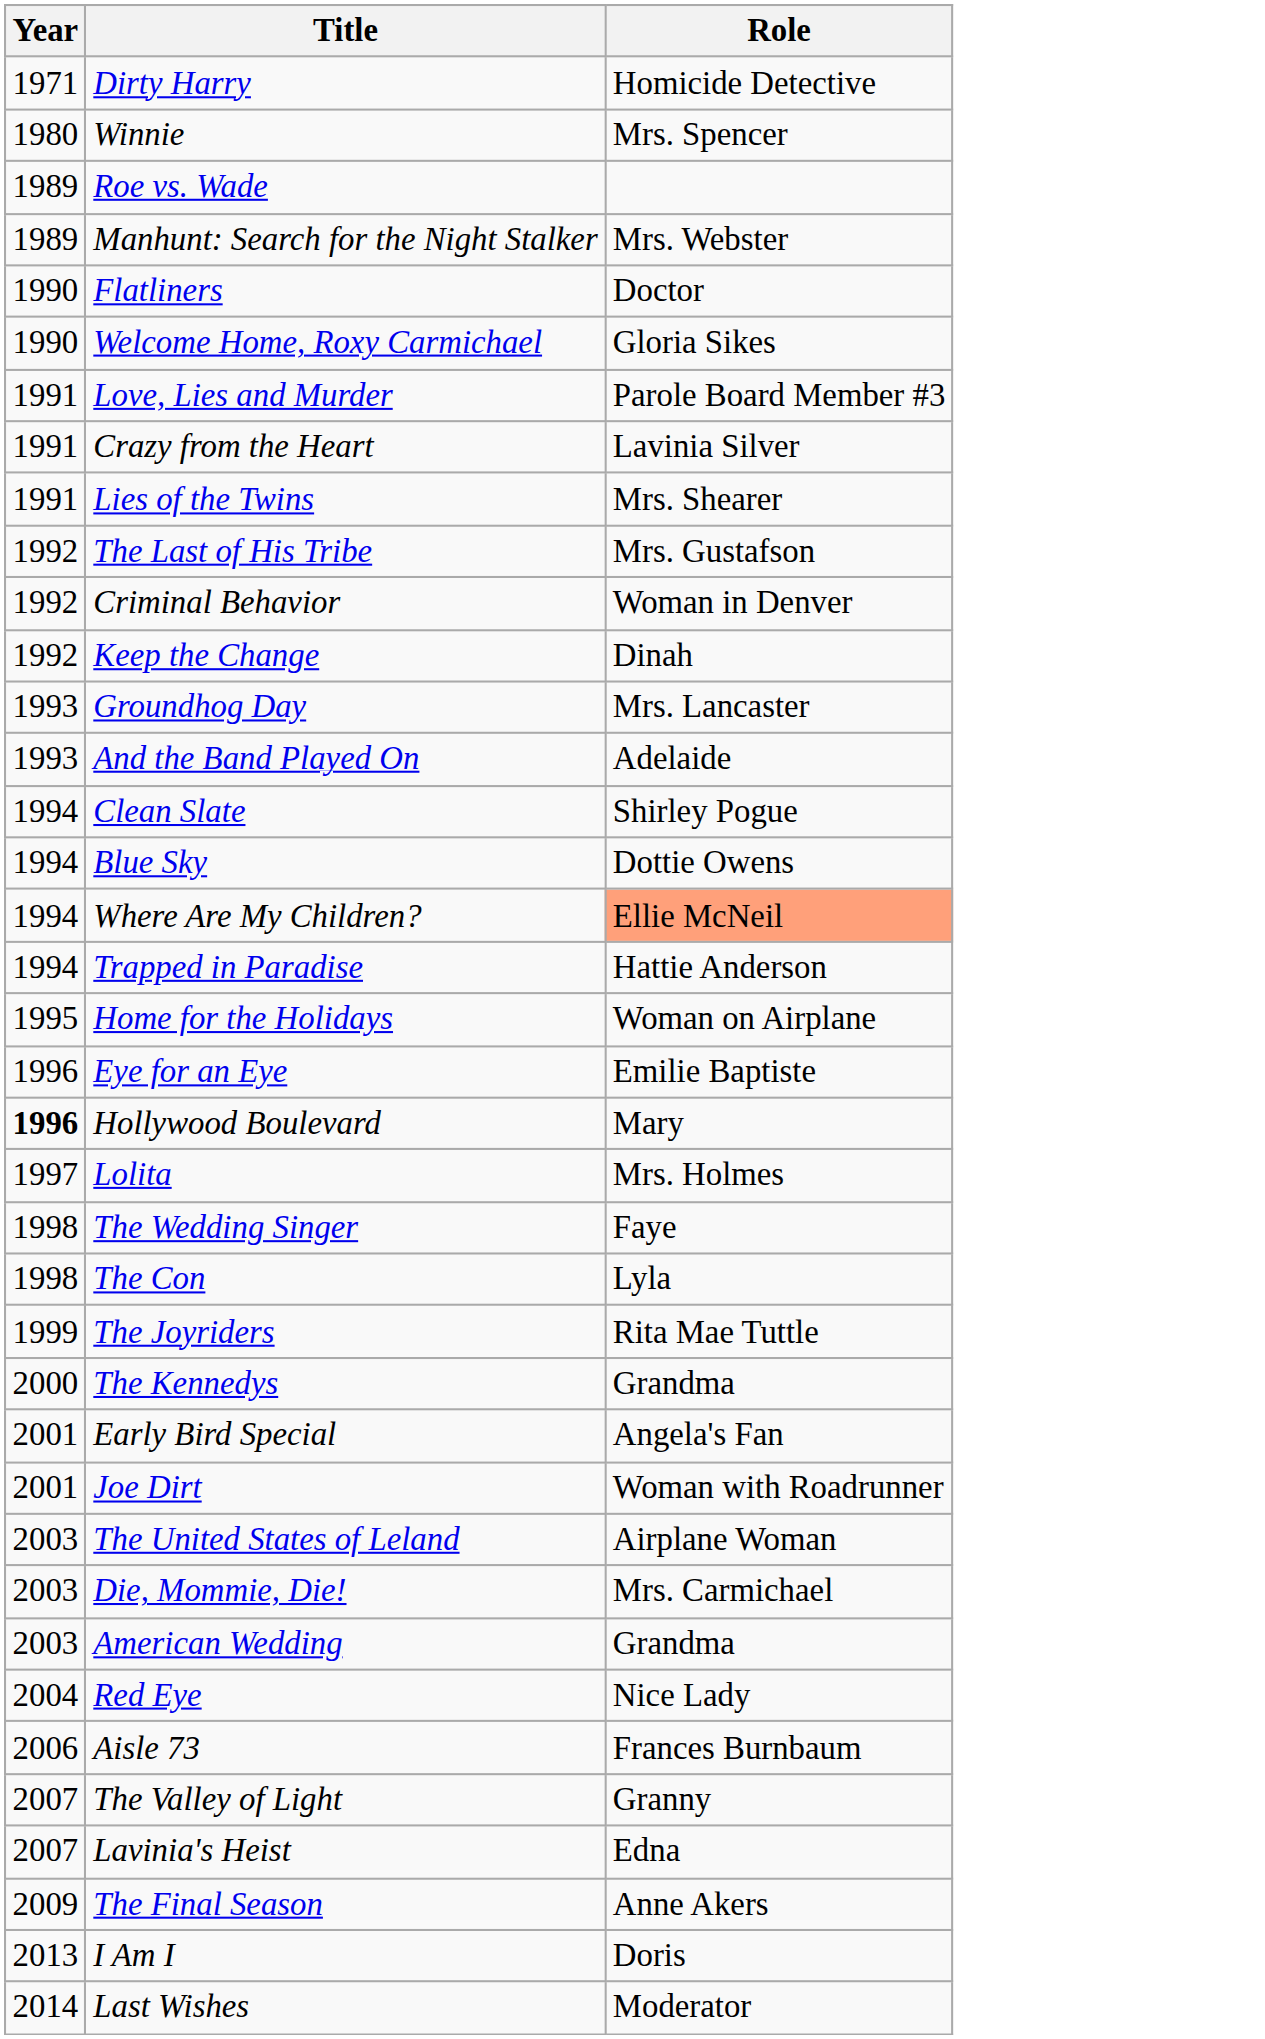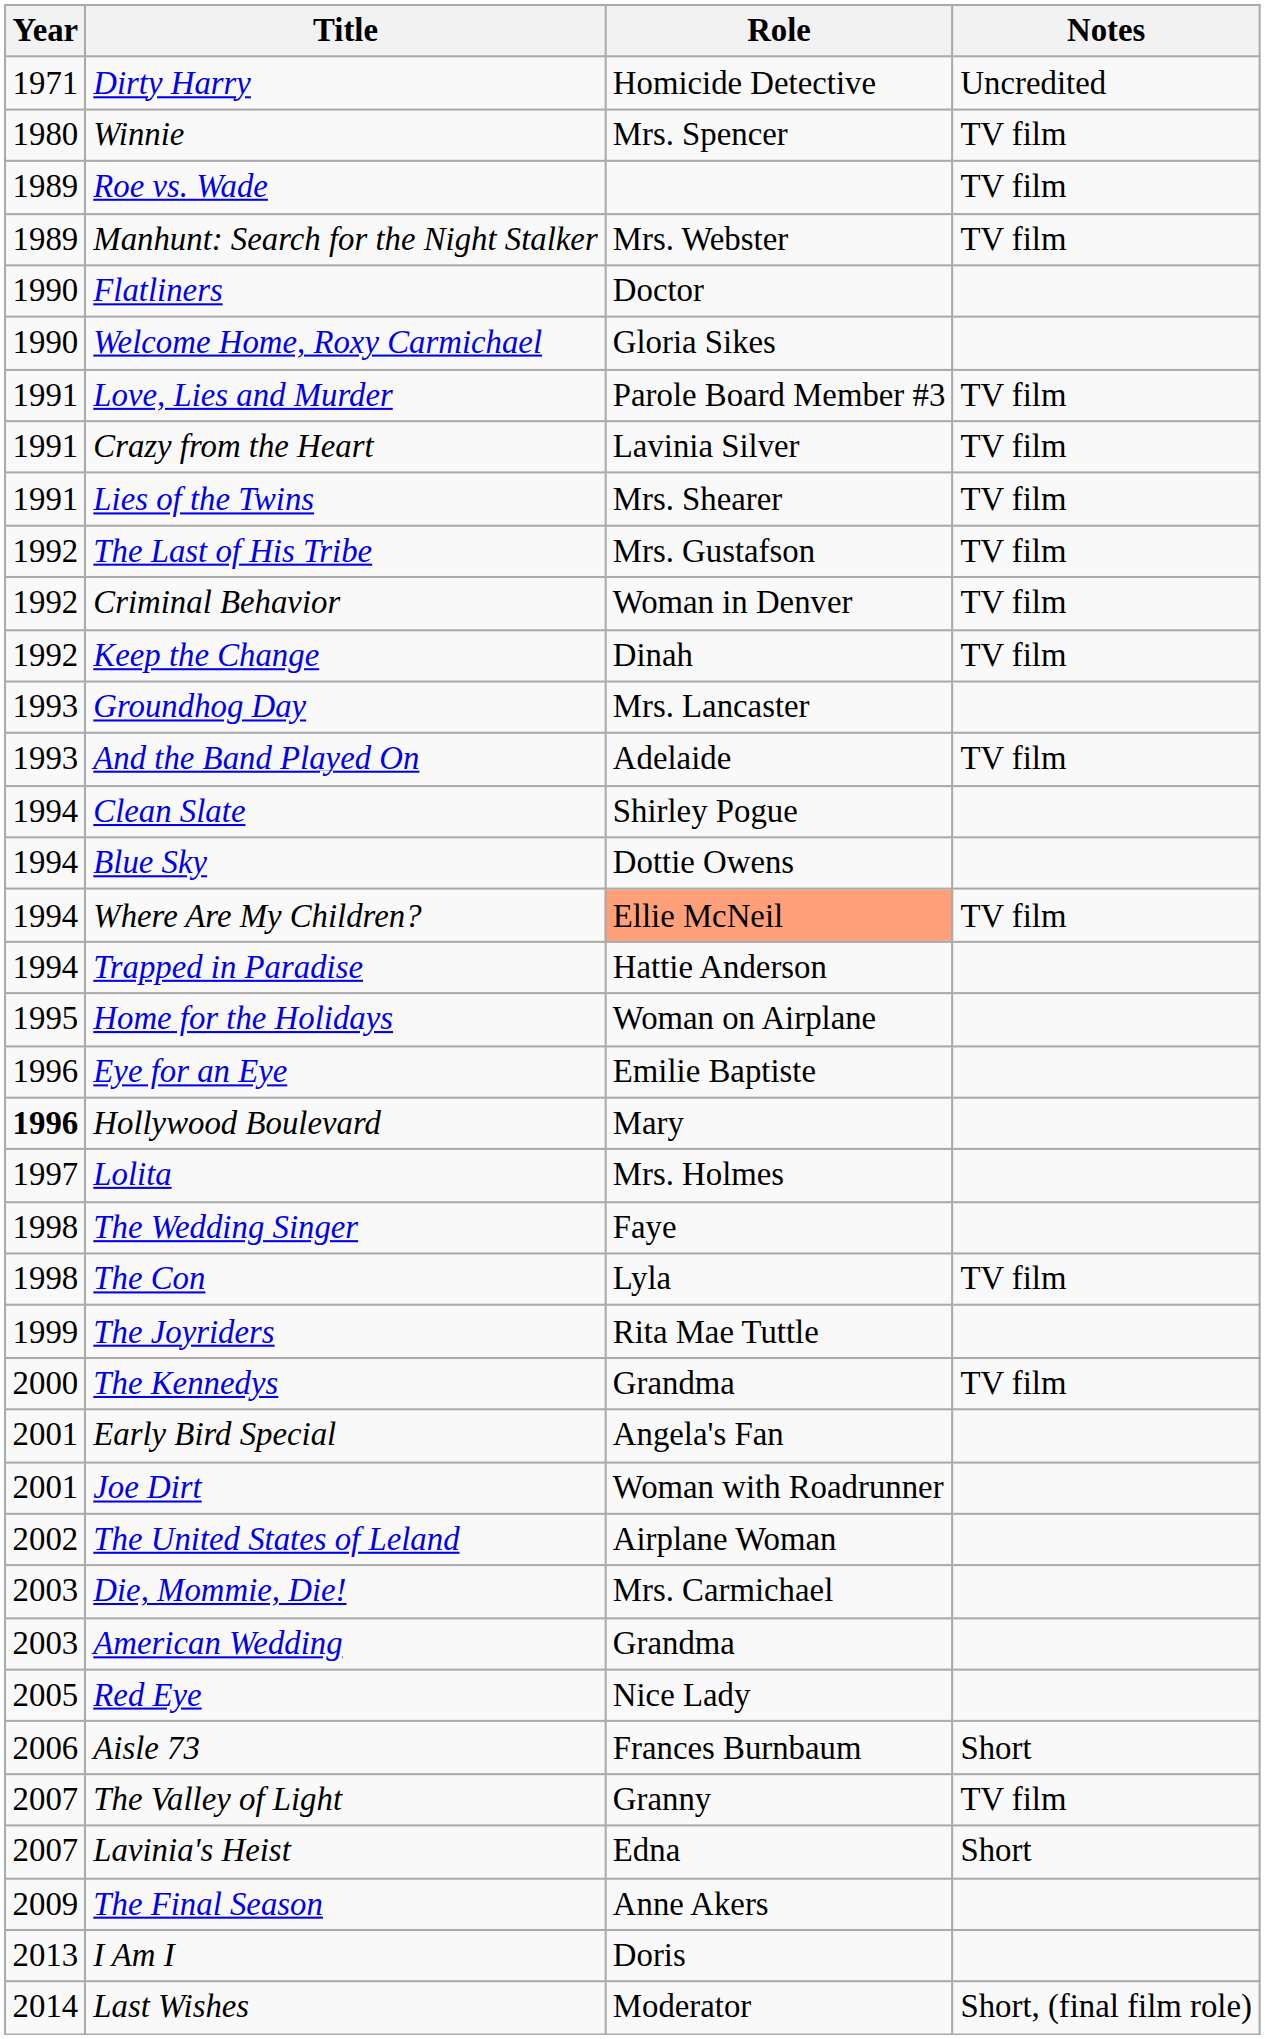+ column: (1106, 30)
(45, 1539) 2003 -> (45, 1539) 2002
(45, 1695) 2004 -> (45, 1695) 2005
